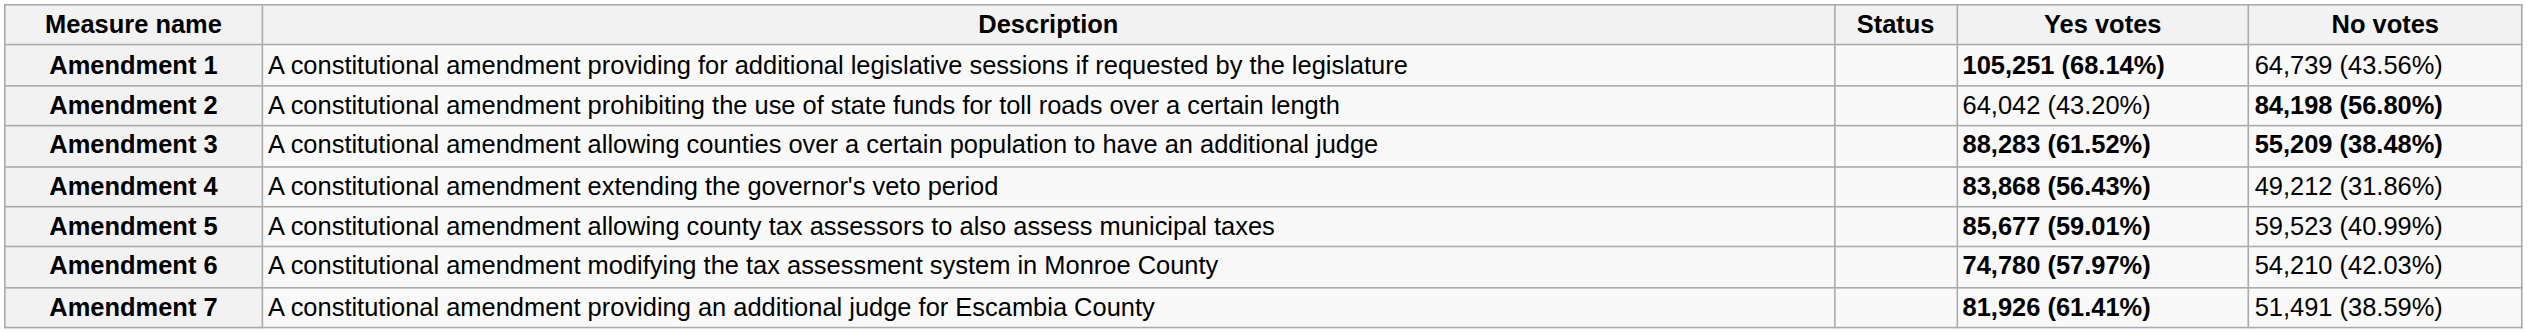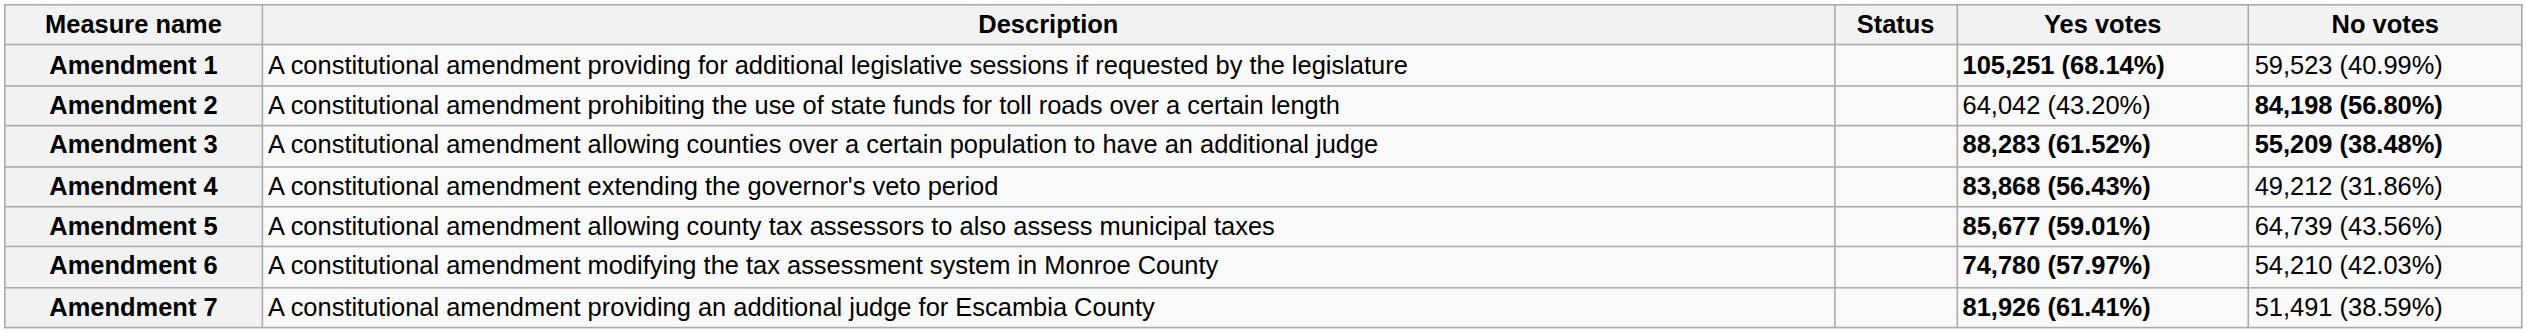(2349, 65) 64,739 (43.56%) -> (2349, 65) 59,523 (40.99%)
(2349, 226) 59,523 (40.99%) -> (2349, 226) 64,739 (43.56%)
